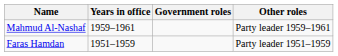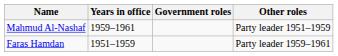(283, 28) Party leader 1959–1961 -> (283, 28) Party leader 1951–1959
(283, 43) Party leader 1951–1959 -> (283, 43) Party leader 1959–1961
